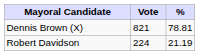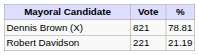(141, 43) 224 -> (141, 43) 221
